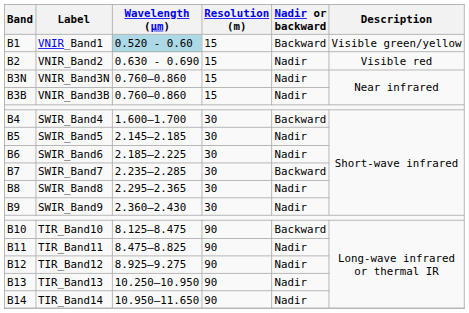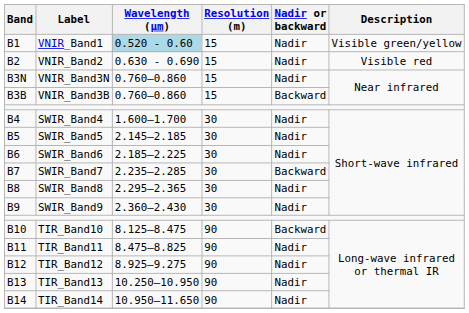(300, 43) Backward -> (291, 43) Nadir
(291, 96) Nadir -> (300, 96) Backward
(300, 119) Backward -> (291, 119) Nadir
